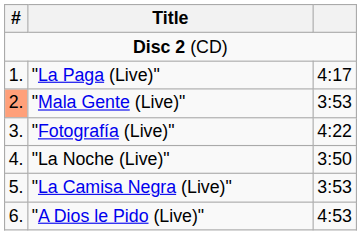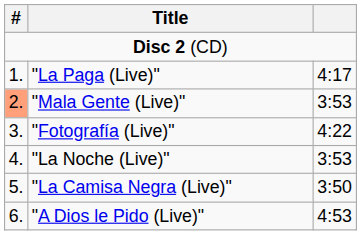(335, 159) 3:50 -> (335, 159) 3:53
(335, 187) 3:53 -> (335, 187) 3:50
